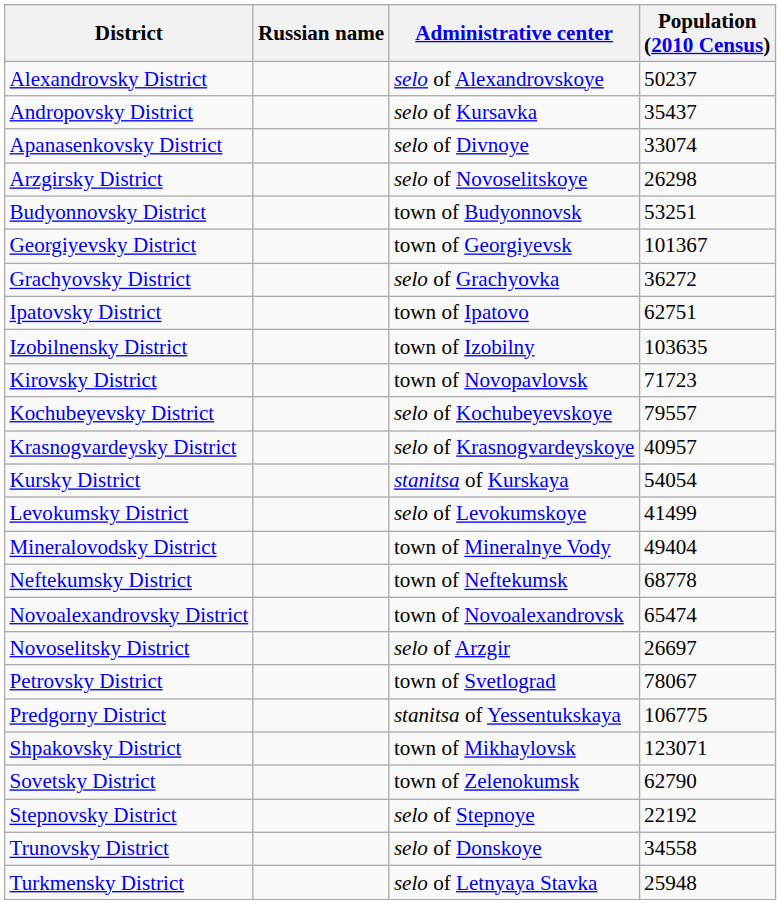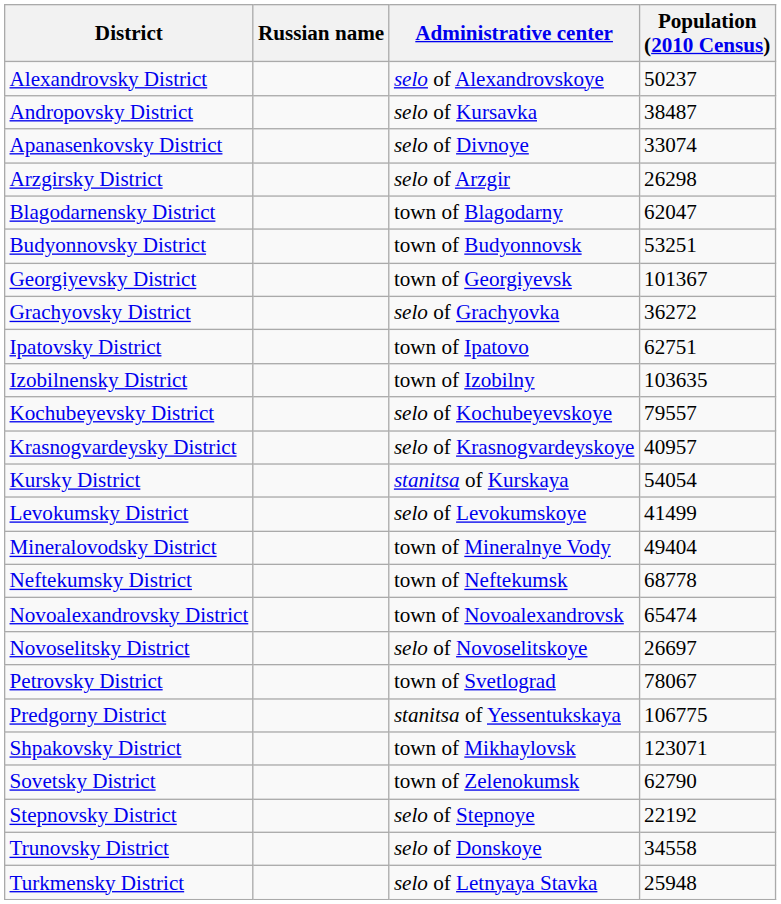(671, 111) 35437 -> (671, 111) 38487
(491, 178) selo of Novoselitskoye -> (452, 178) selo of Arzgir
+ row: (112, 212)
- row: (83, 379)
(452, 647) selo of Arzgir -> (491, 647) selo of Novoselitskoye
